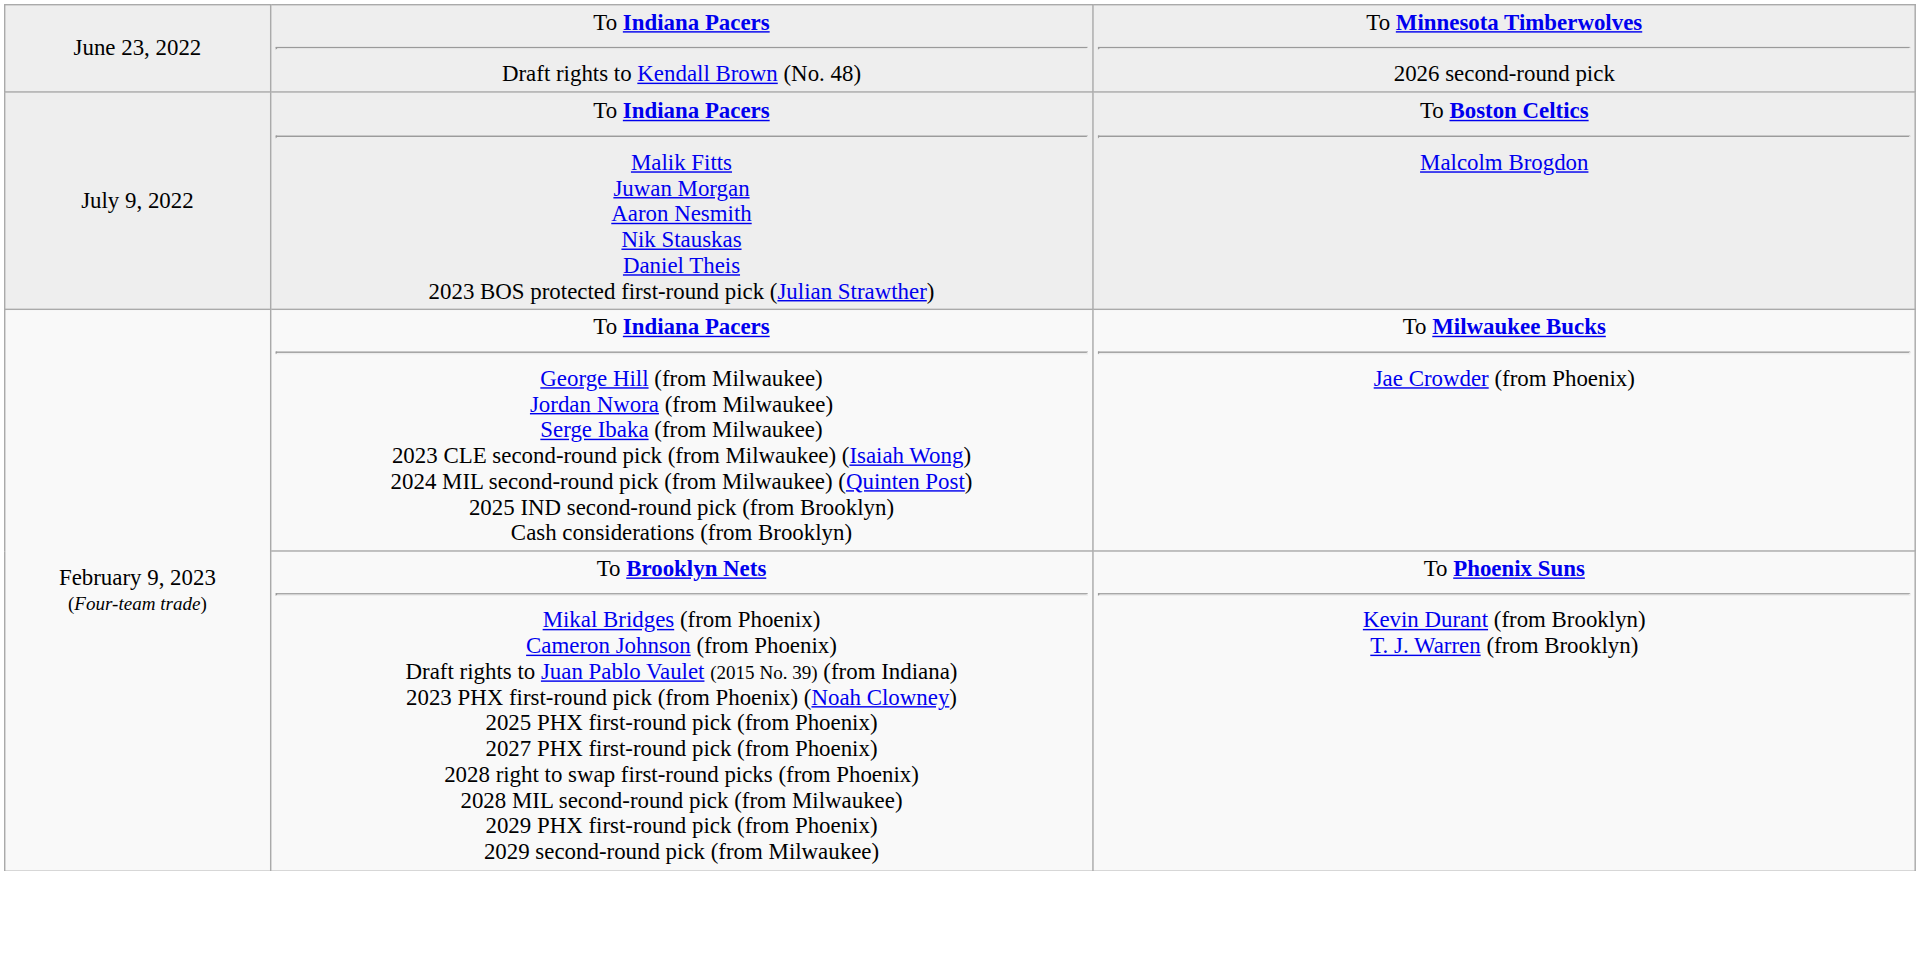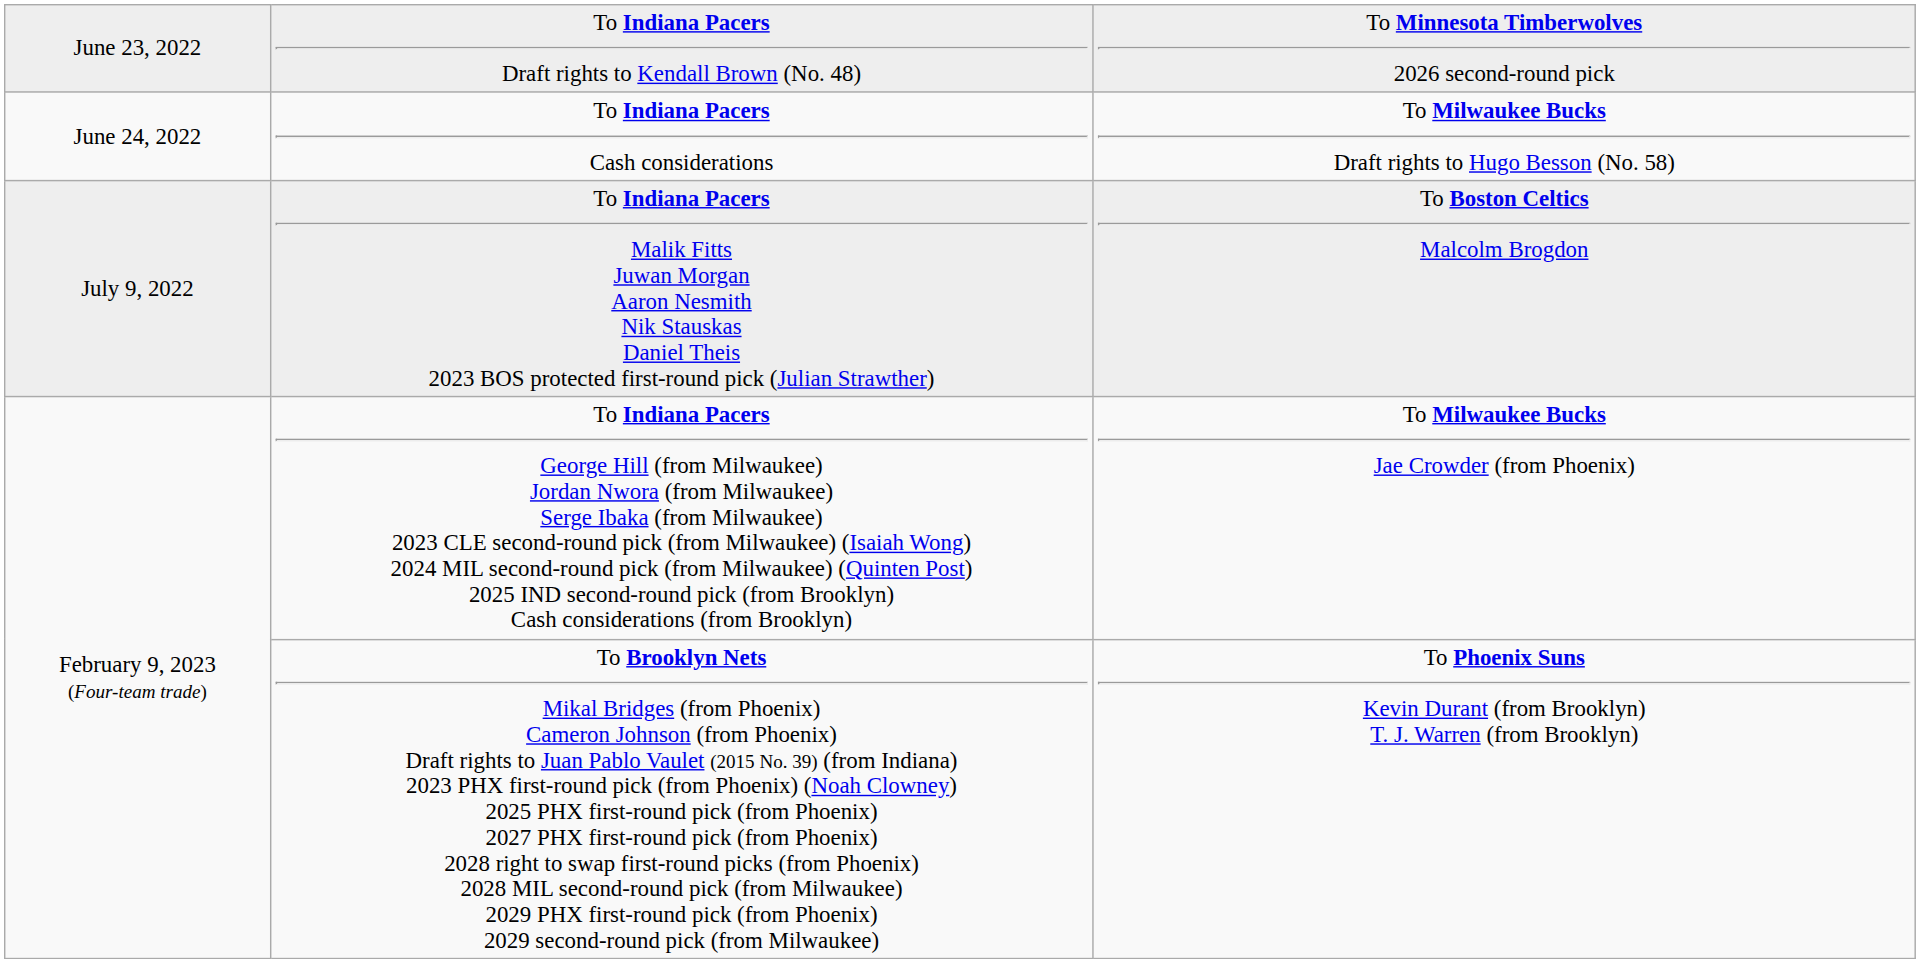+ row: (681, 136)
